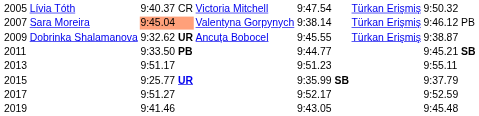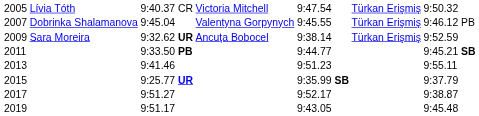(60, 23) Sara Moreira -> (84, 23) Dobrinka Shalamanova
(158, 23) lightsalmon background -> (158, 23) no background
(314, 23) 9:38.14 -> (314, 23) 9:45.55
(84, 37) Dobrinka Shalamanova -> (60, 37) Sara Moreira
(314, 37) 9:45.55 -> (314, 37) 9:38.14
(441, 37) 9:38.87 -> (441, 37) 9:52.59
(158, 66) 9:51.17 -> (158, 66) 9:41.46
(441, 94) 9:52.59 -> (441, 94) 9:38.87
(158, 109) 9:41.46 -> (158, 109) 9:51.17
